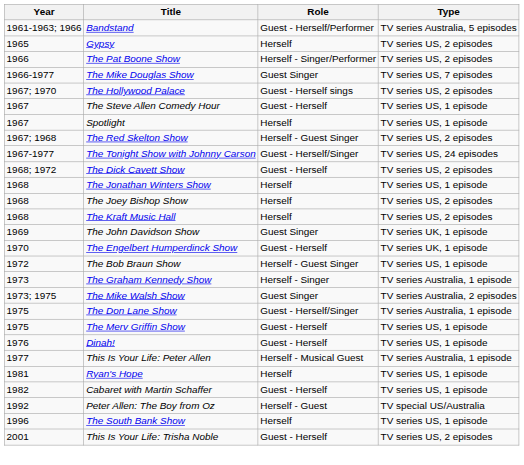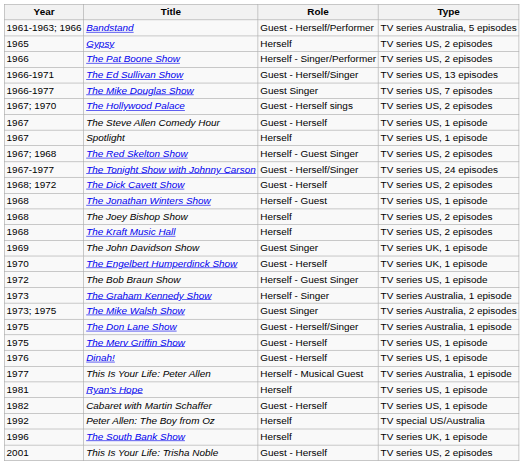+ row: (135, 75)
(276, 185) Herself -> (294, 201) Herself - Guest
(294, 405) Herself - Guest -> (276, 421) Herself
(434, 421) TV series US, 1 episode -> (434, 437) TV series UK, 1 episode
